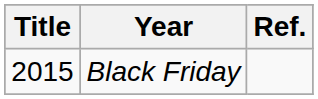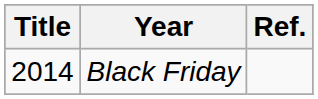(42, 71) 2015 -> (42, 71) 2014
